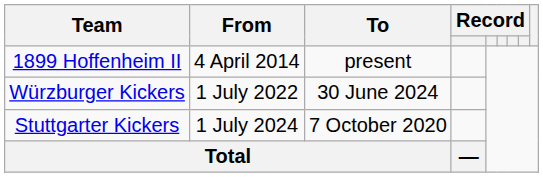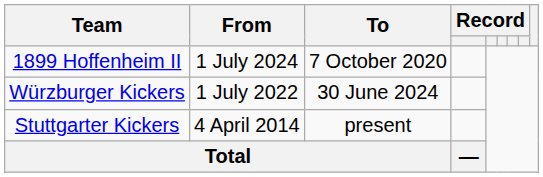(247, 61) 4 April 2014 -> (247, 61) 1 July 2024
(378, 61) present -> (378, 61) 7 October 2020
(247, 124) 1 July 2024 -> (247, 124) 4 April 2014
(378, 124) 7 October 2020 -> (378, 124) present
